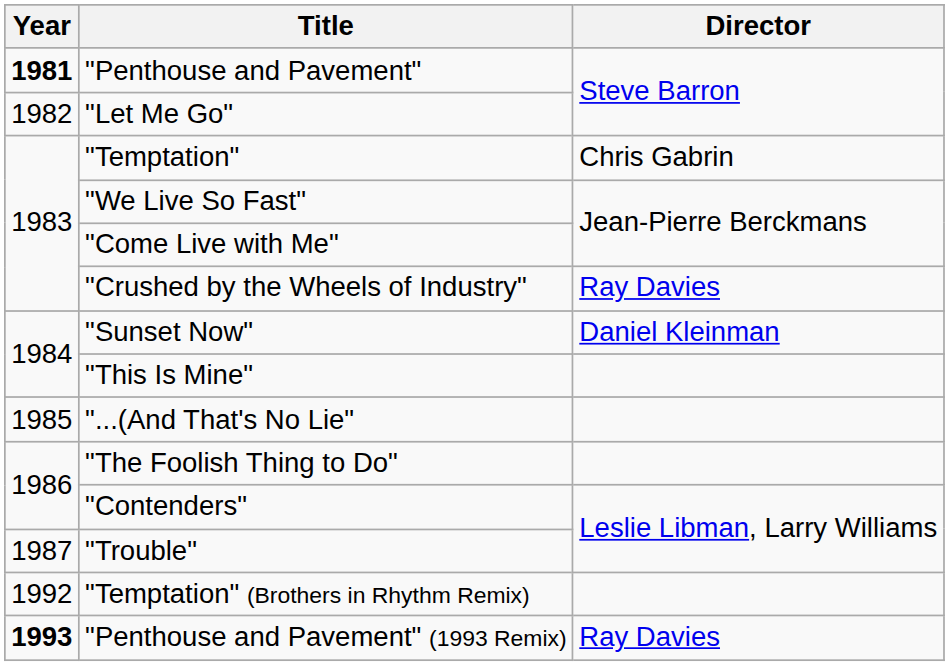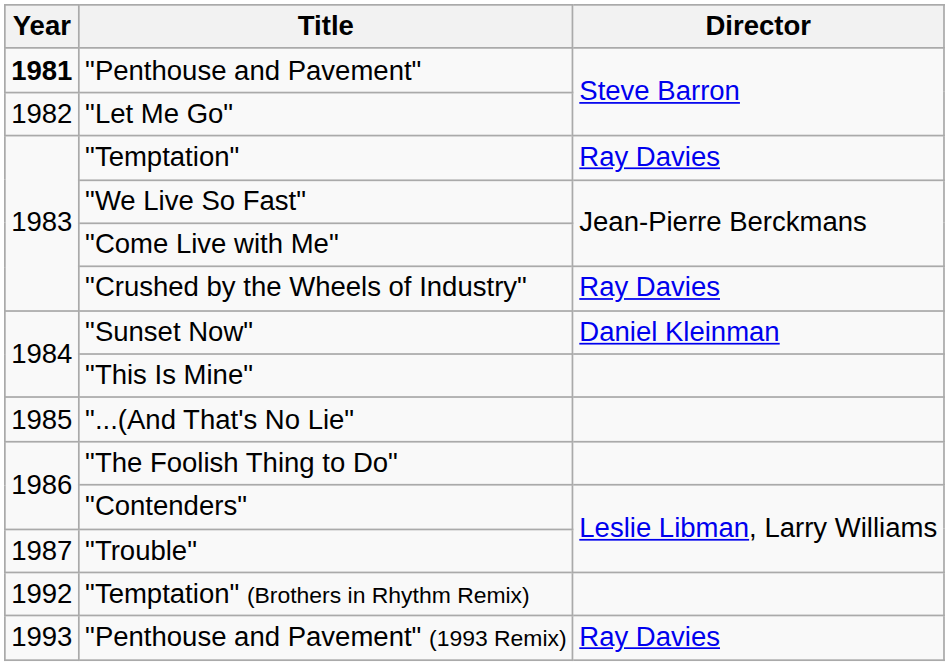(657, 157) Chris Gabrin -> (650, 157) Ray Davies
(42, 637) bold -> (42, 637) normal
